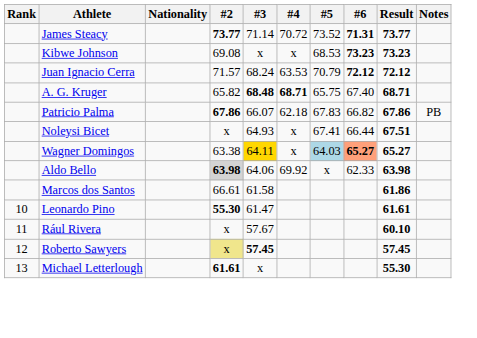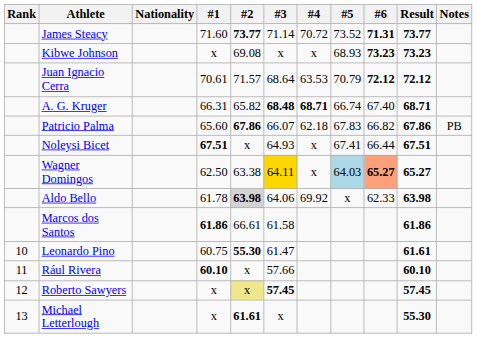+ column: (214, 14)
(327, 53) 68.53 -> (347, 53) 68.93
(260, 72) 68.24 -> (281, 79) 68.64
(327, 92) 65.75 -> (347, 106) 66.74
(260, 229) 57.67 -> (281, 270) 57.66
